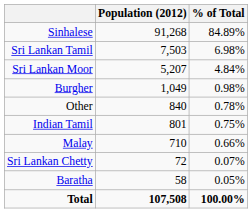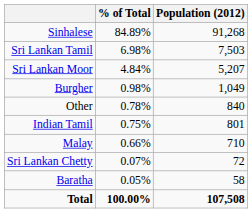columns swapped: (142, 13) <-> (218, 13)
